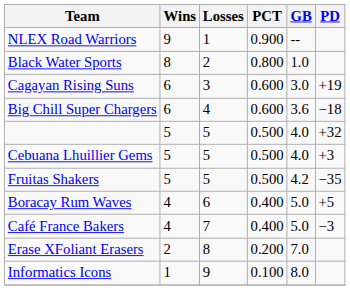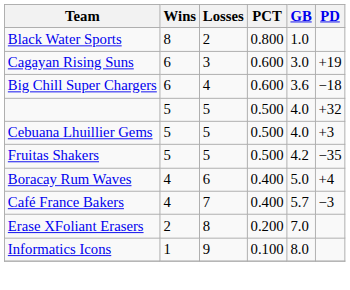- row: (72, 39)
(326, 202) +5 -> (326, 179) +4
(300, 226) 5.0 -> (300, 202) 5.7
